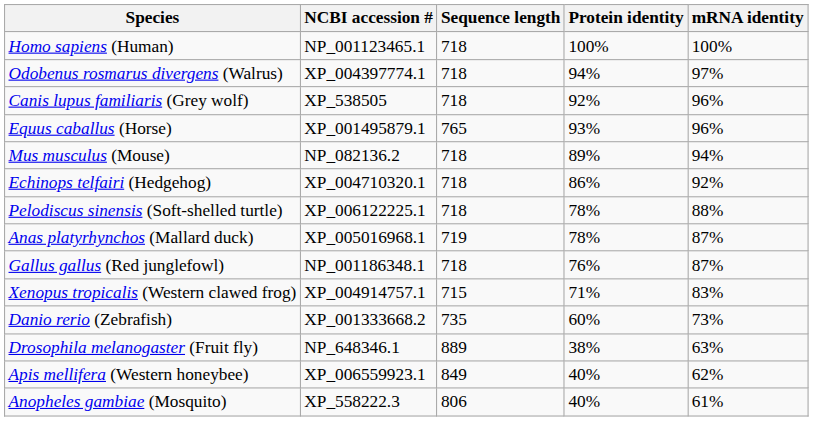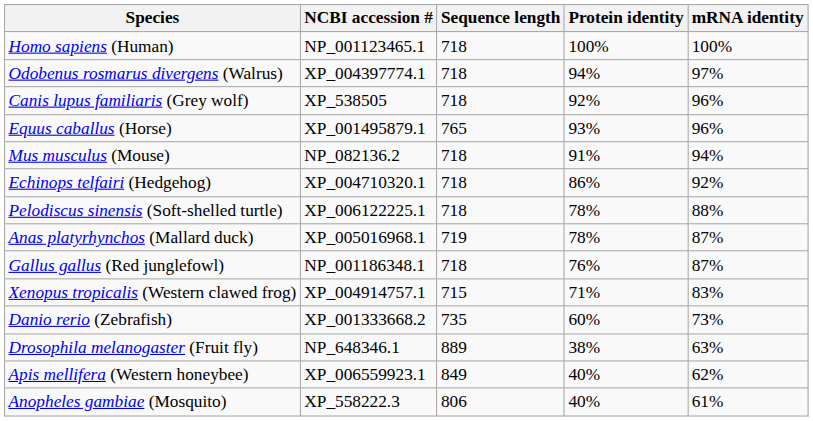(584, 155) 89% -> (584, 155) 91%
